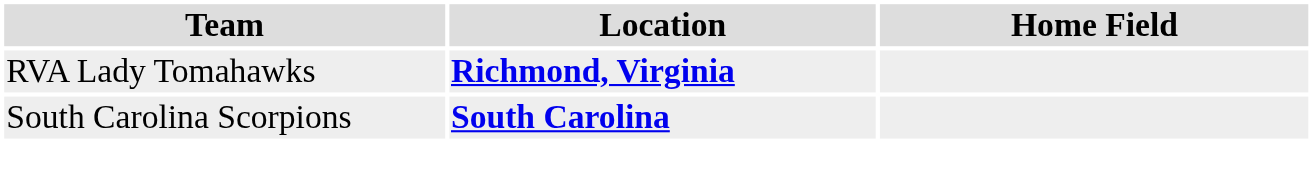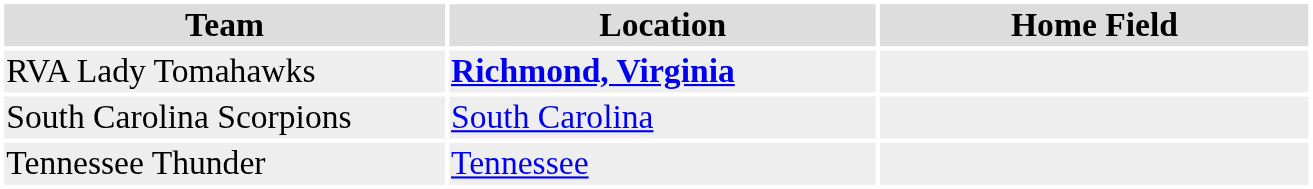(560, 117) bold -> (552, 117) normal
+ row: (136, 163)
